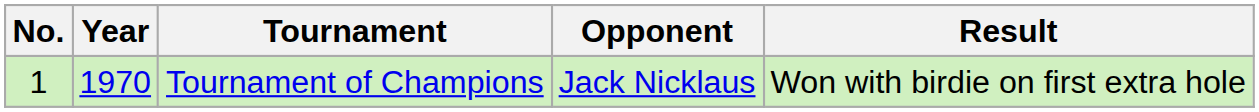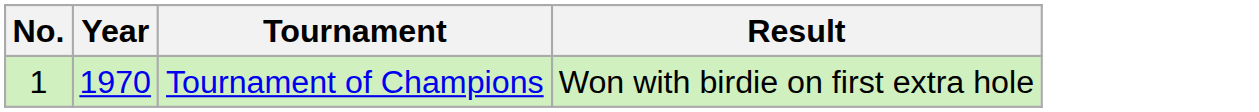- column: (657, 31)
